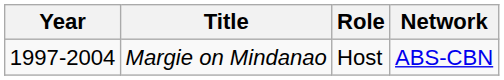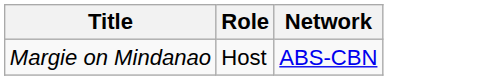- column: (63, 22)
